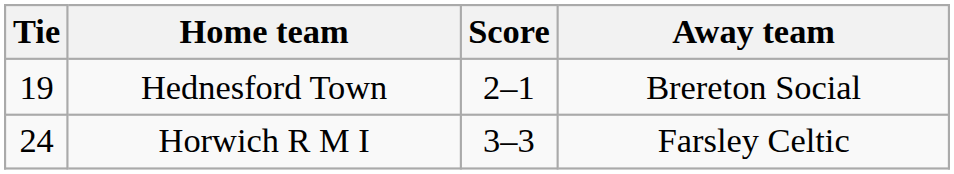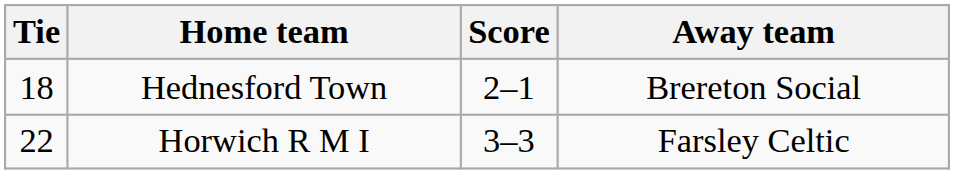(37, 86) 19 -> (37, 86) 18
(37, 140) 24 -> (37, 140) 22
